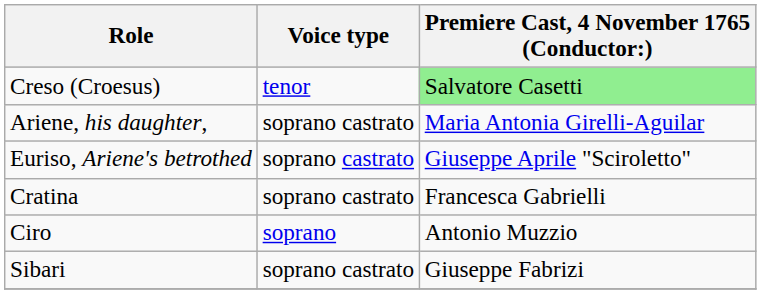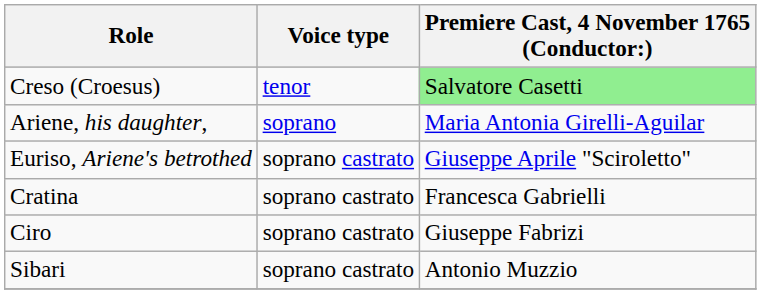(338, 122) soprano castrato -> (299, 122) soprano
(299, 232) soprano -> (338, 232) soprano castrato
(501, 232) Antonio Muzzio -> (504, 232) Giuseppe Fabrizi
(504, 269) Giuseppe Fabrizi -> (501, 269) Antonio Muzzio
